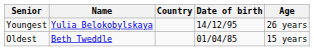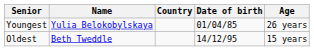(217, 25) 14/12/95 -> (217, 25) 01/04/85
(217, 39) 01/04/85 -> (217, 39) 14/12/95
